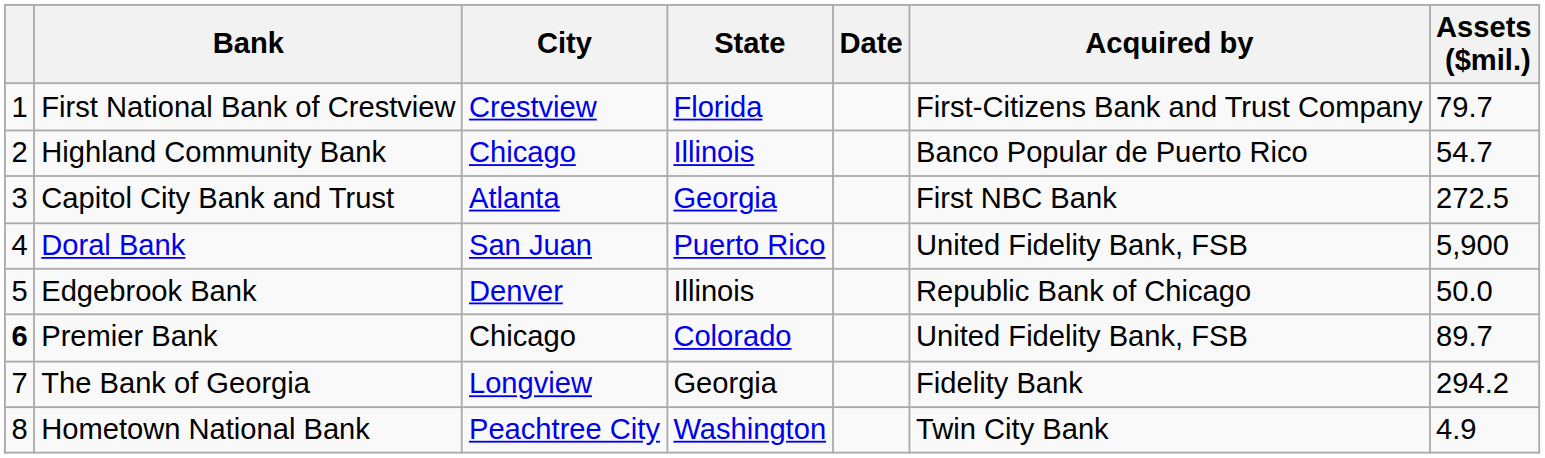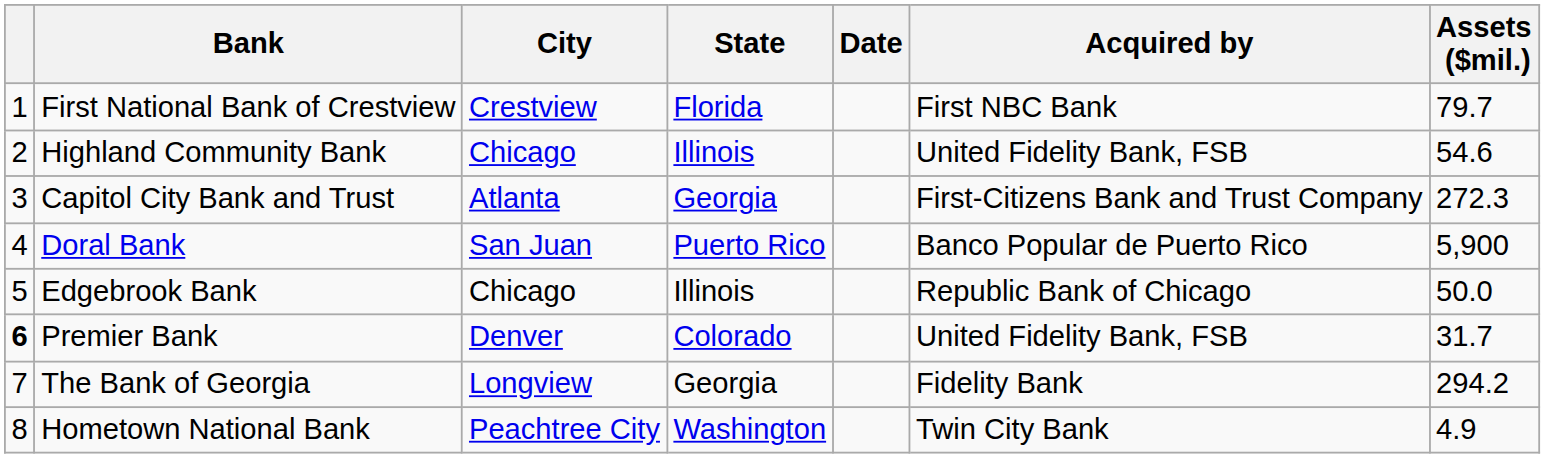(1169, 106) First-Citizens Bank and Trust Company -> (1016, 106) First NBC Bank
(1112, 152) Banco Popular de Puerto Rico -> (1082, 152) United Fidelity Bank, FSB
(1464, 152) 54.7 -> (1464, 152) 54.6
(1016, 198) First NBC Bank -> (1169, 198) First-Citizens Bank and Trust Company
(1472, 198) 272.5 -> (1472, 198) 272.3
(1082, 245) United Fidelity Bank, FSB -> (1112, 245) Banco Popular de Puerto Rico
(516, 291) Denver -> (522, 291) Chicago
(522, 337) Chicago -> (516, 337) Denver
(1464, 337) 89.7 -> (1464, 337) 31.7
